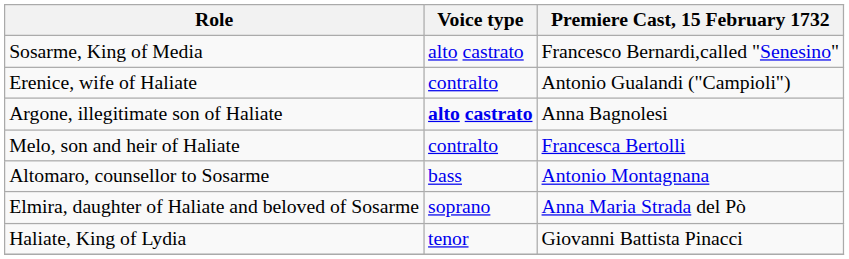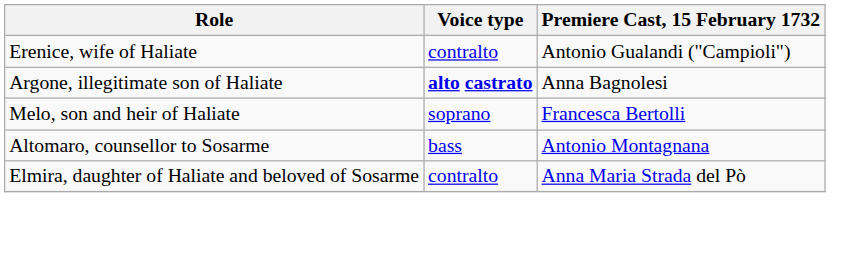- row: (106, 51)
(463, 144) contralto -> (459, 113) soprano
(459, 207) soprano -> (463, 176) contralto
- row: (98, 238)
